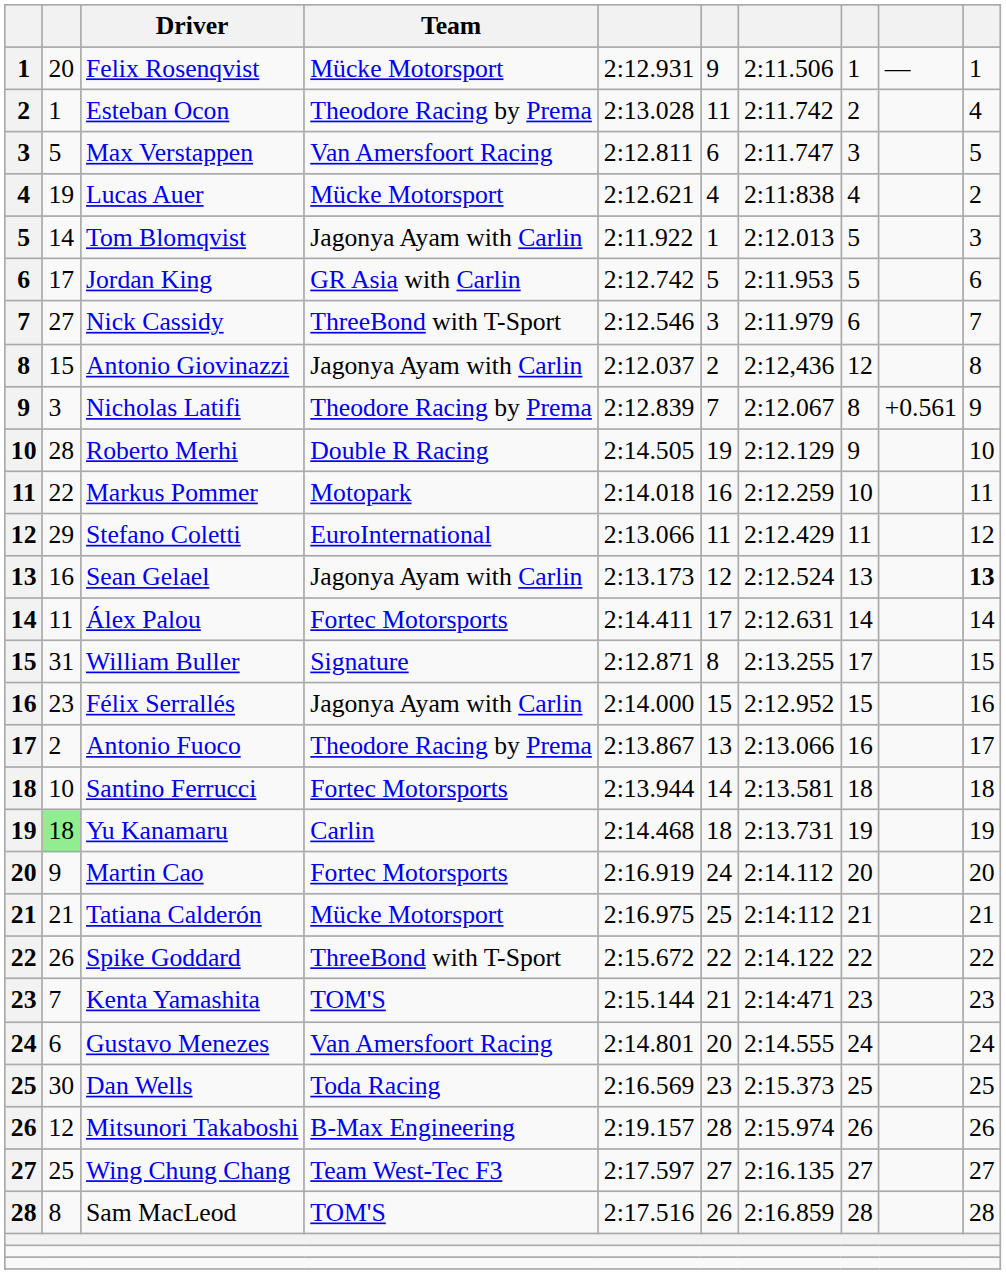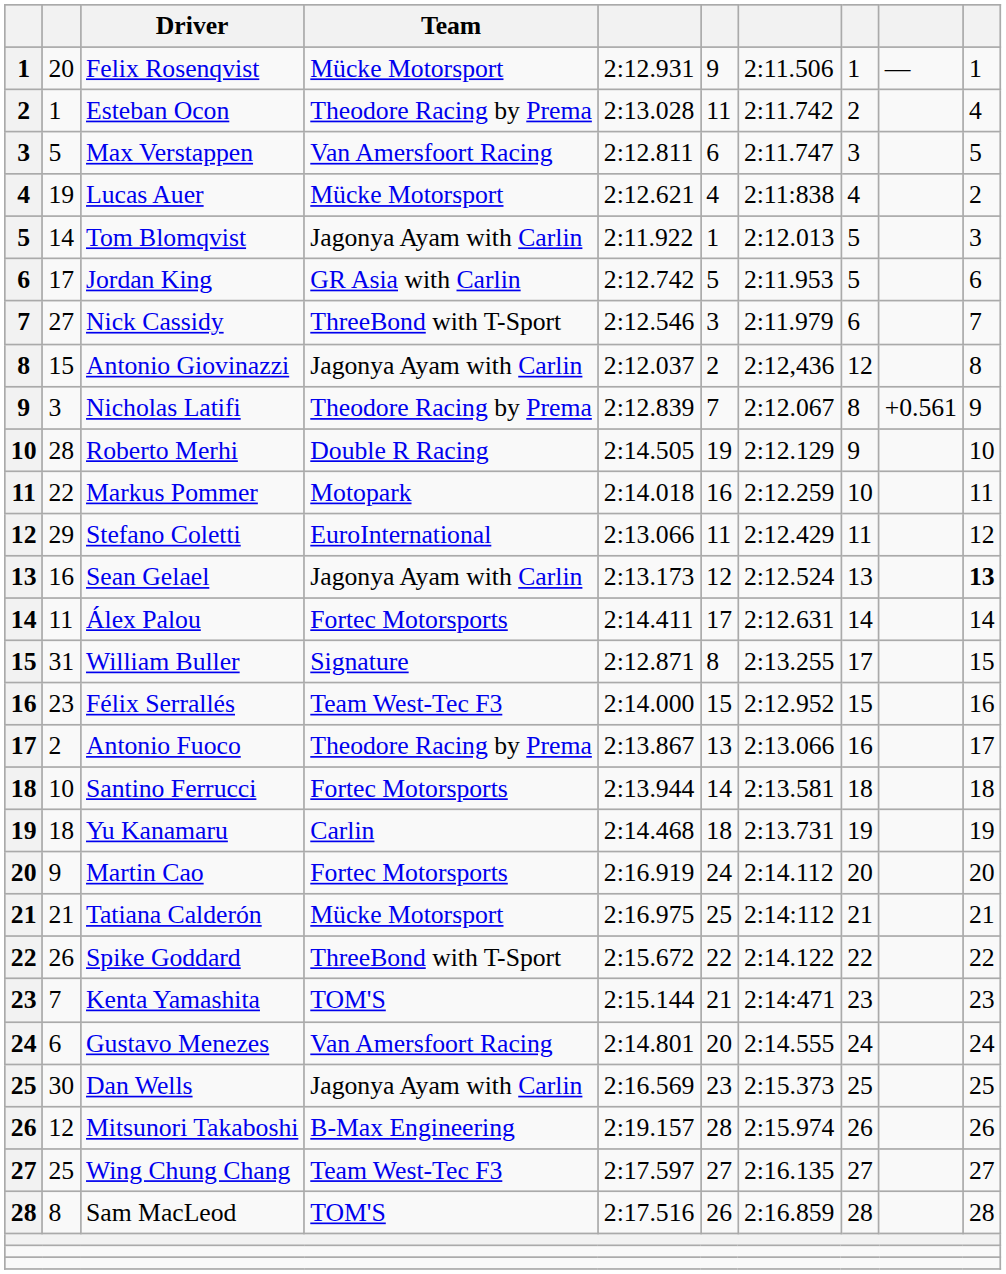(446, 703) Jagonya Ayam with Carlin -> (406, 703) Team West-Tec F3
(61, 830) lightgreen background -> (61, 830) no background
(375, 1084) Toda Racing -> (446, 1084) Jagonya Ayam with Carlin
